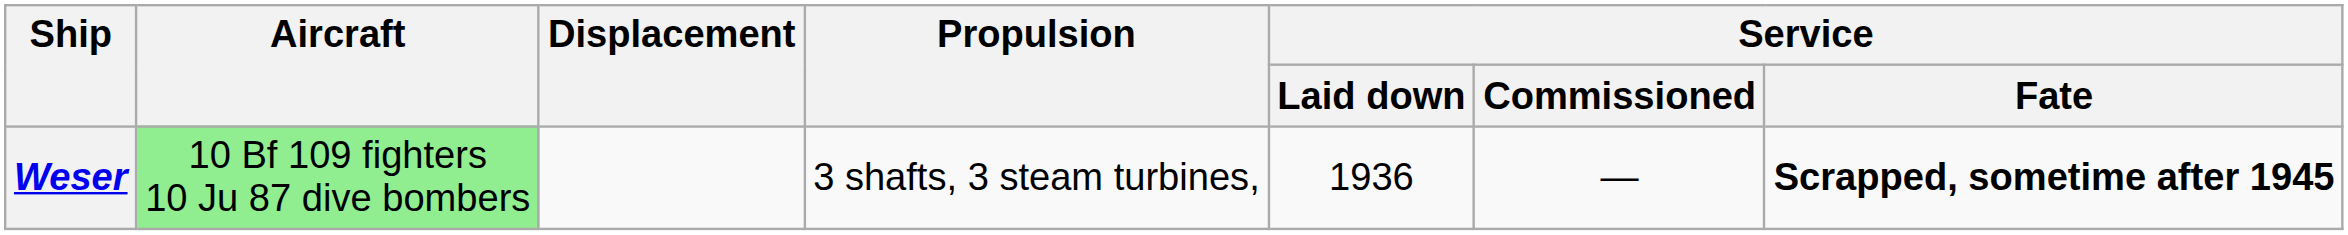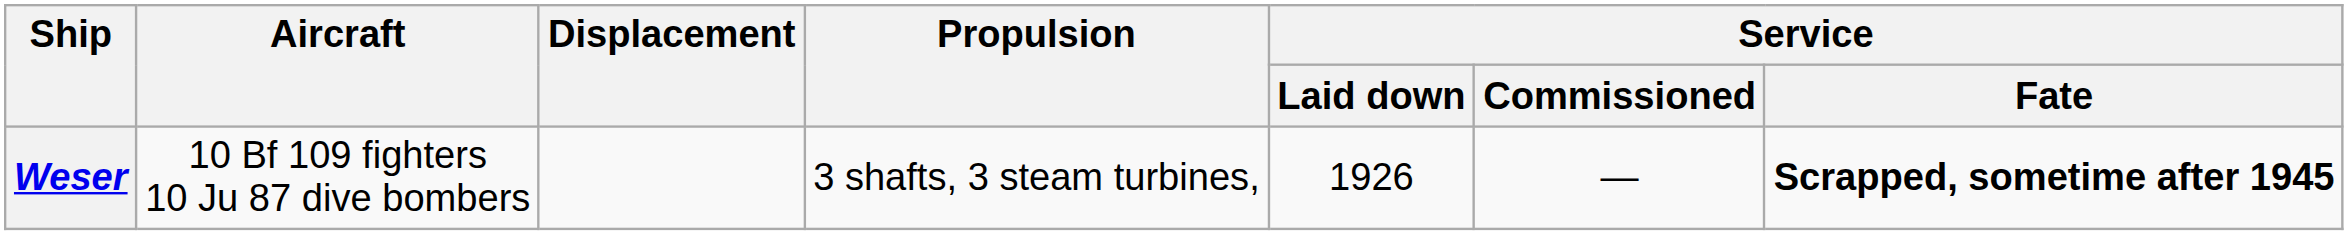(338, 176) lightgreen background -> (338, 176) no background
(1371, 176) 1936 -> (1371, 176) 1926
